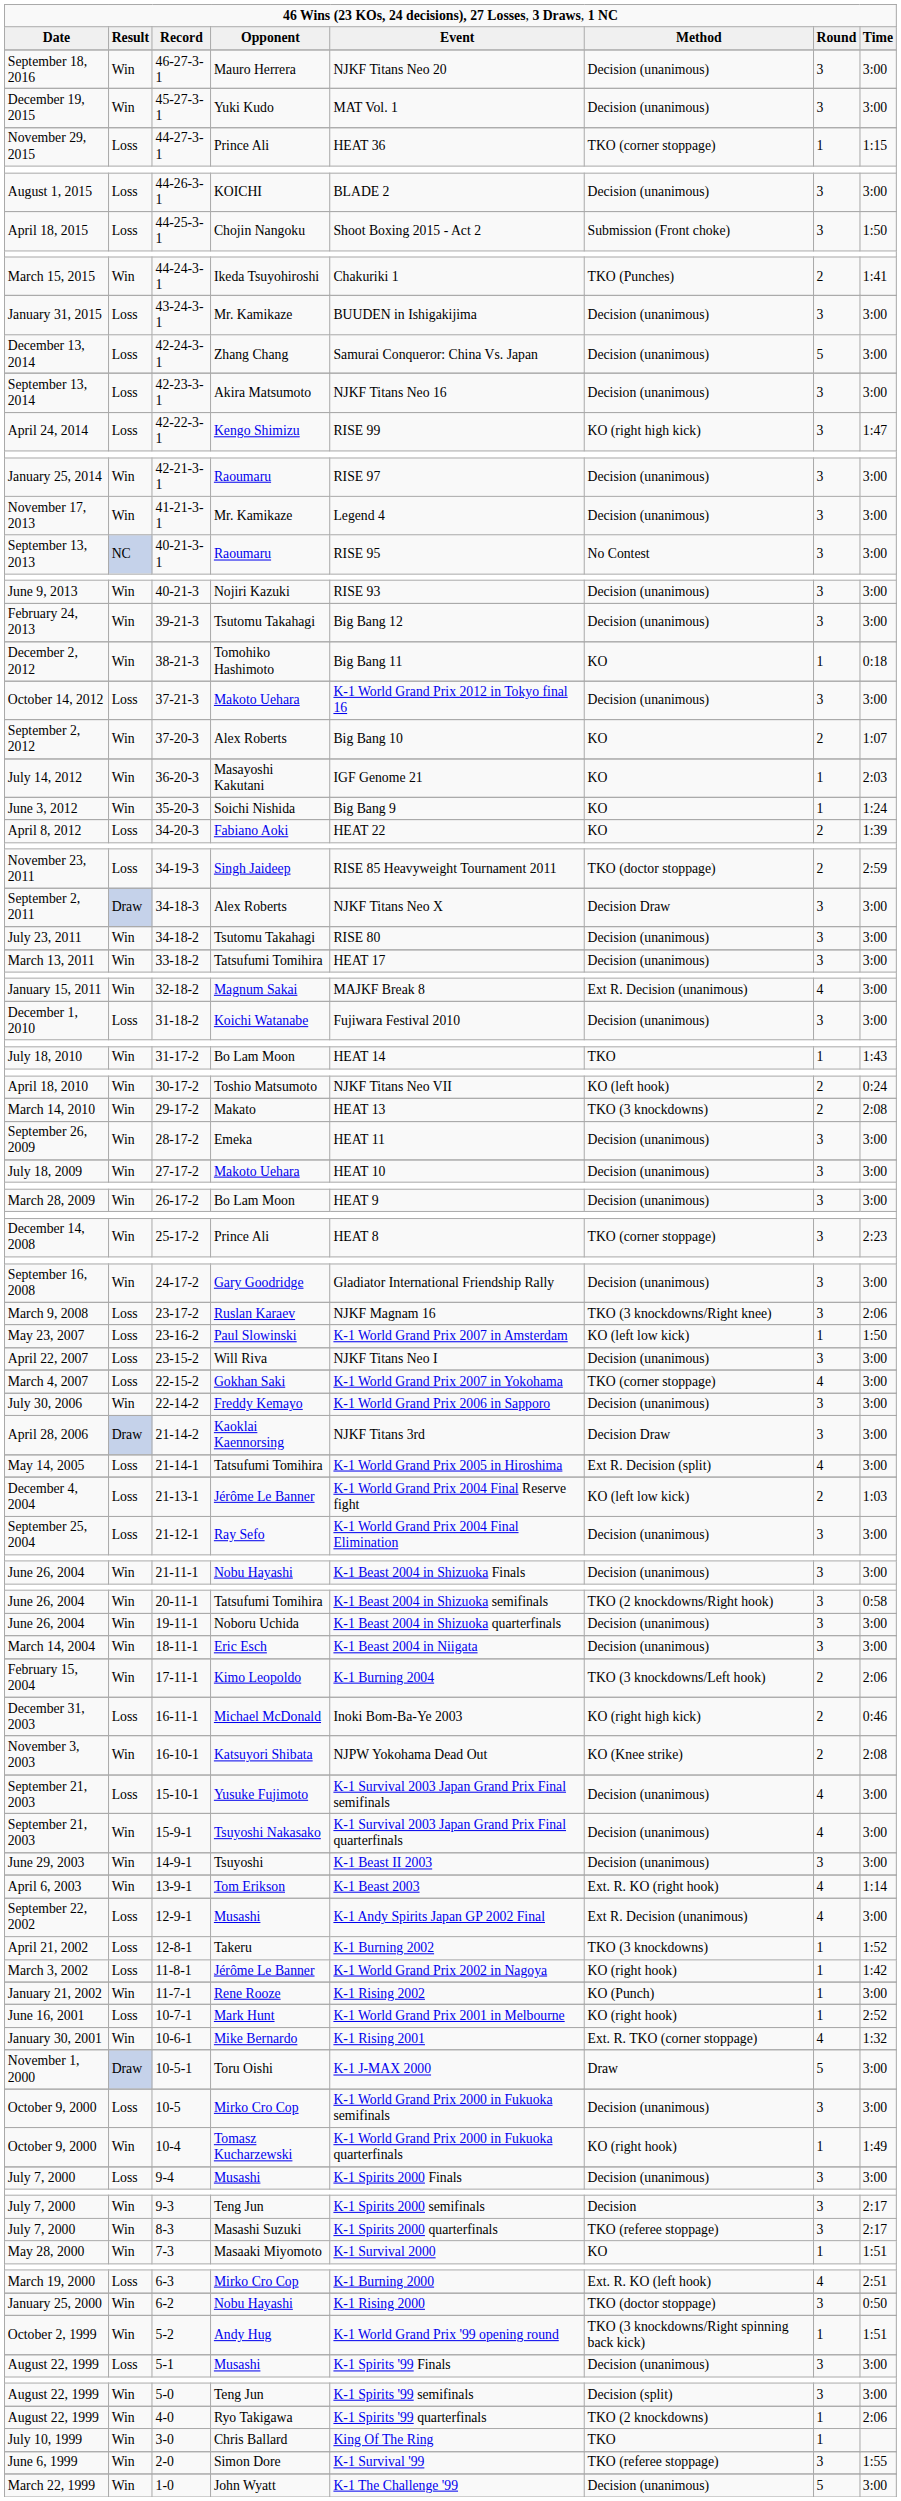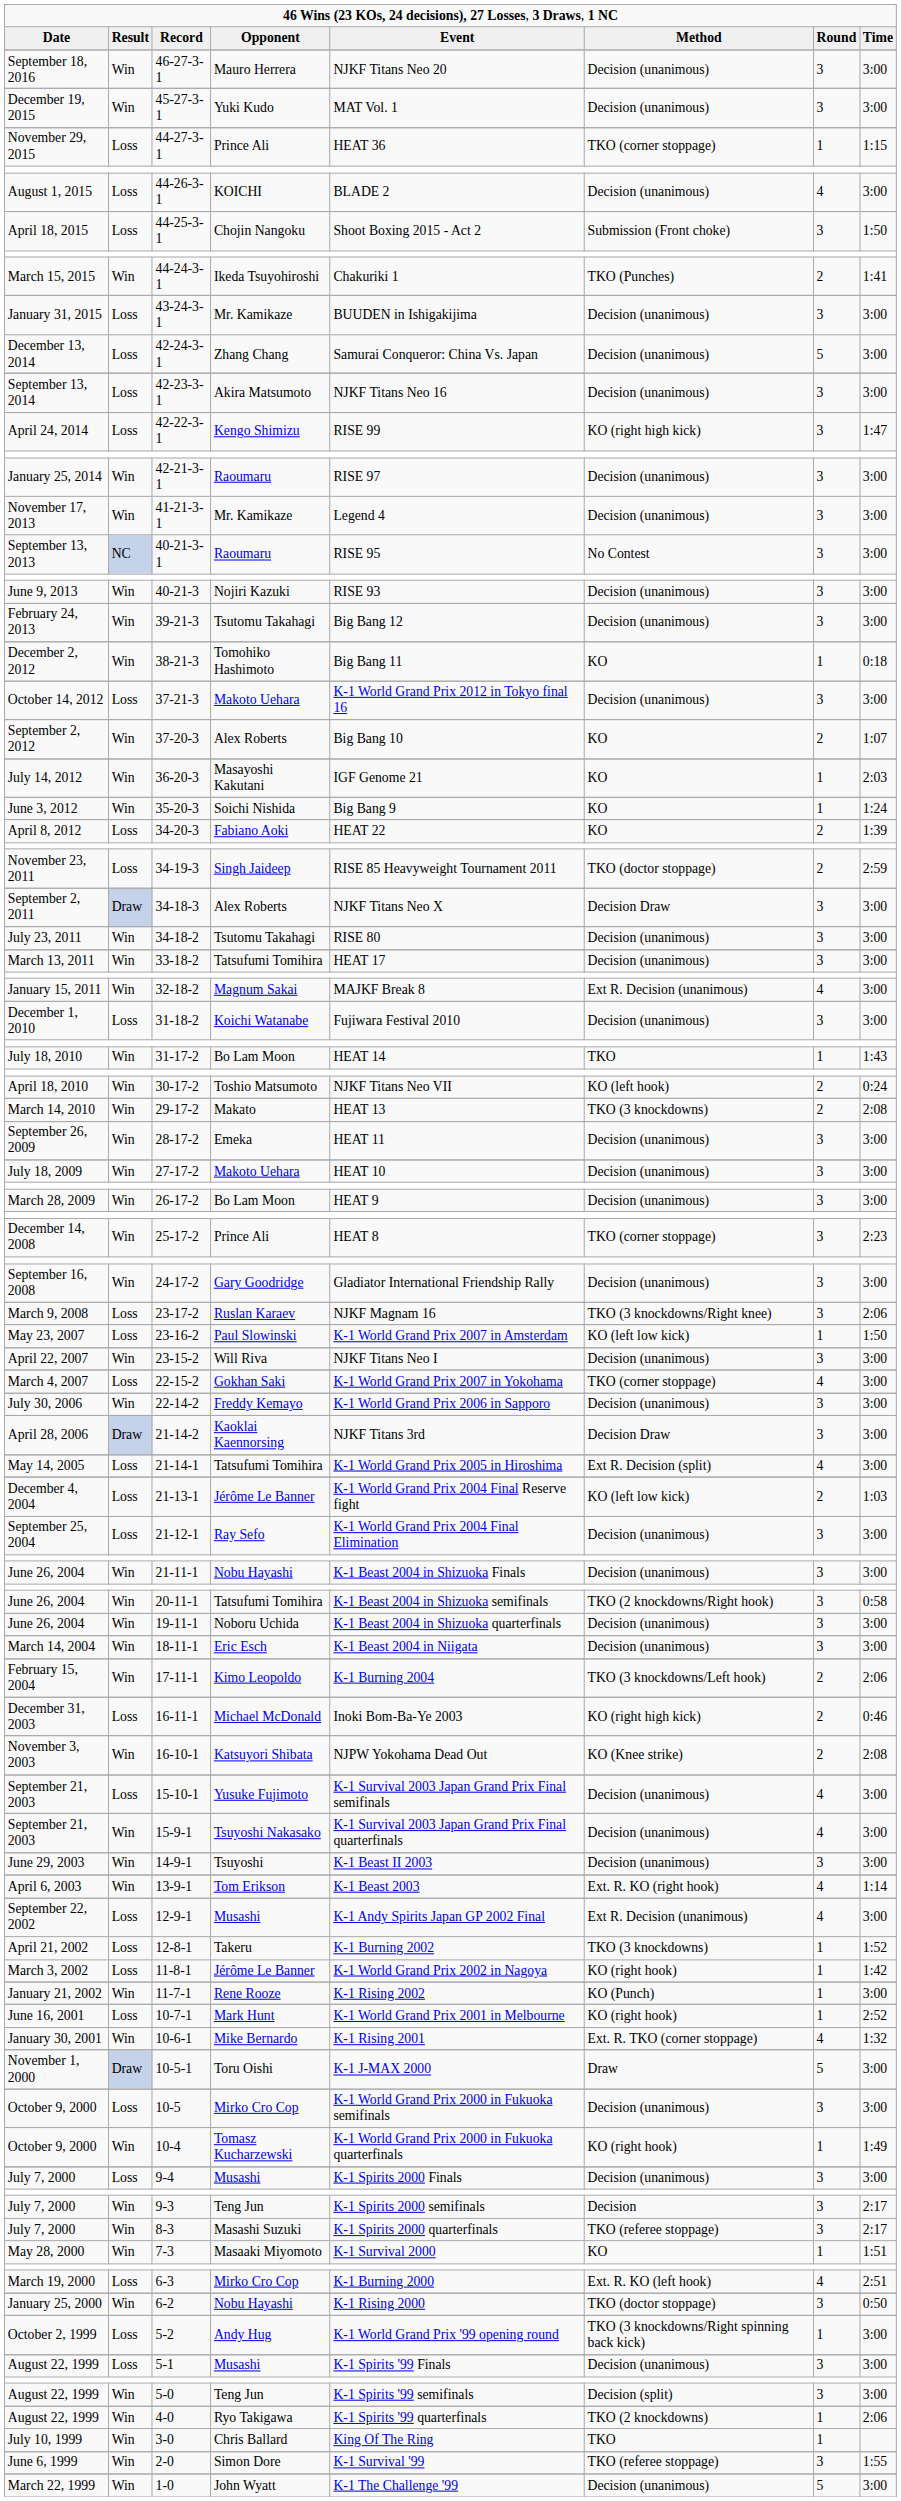(820, 192) 3 -> (820, 192) 4
(125, 1359) Loss -> (123, 1359) Win
(123, 2334) Win -> (125, 2334) Loss
(875, 2334) 1:51 -> (875, 2334) 3:00
